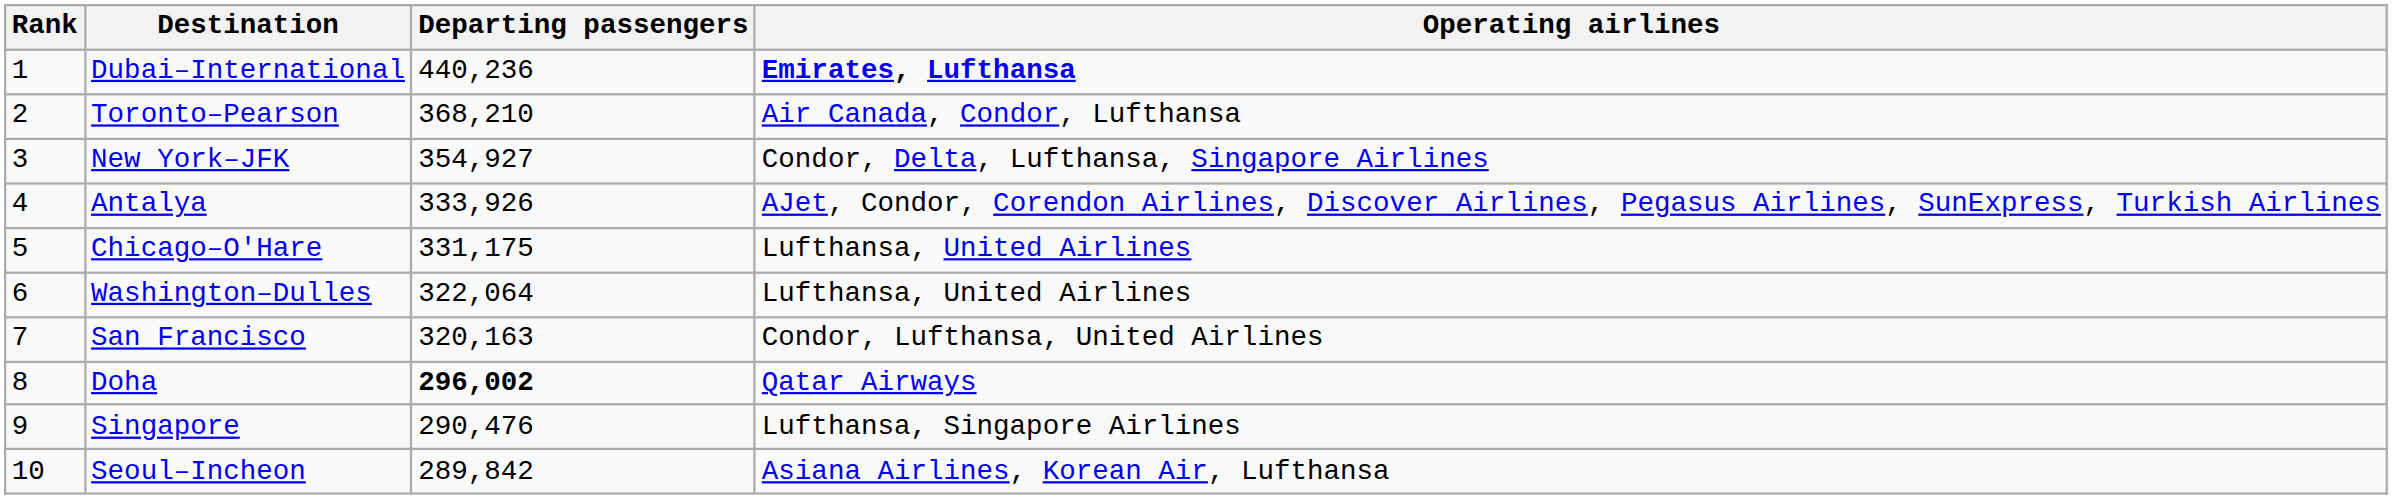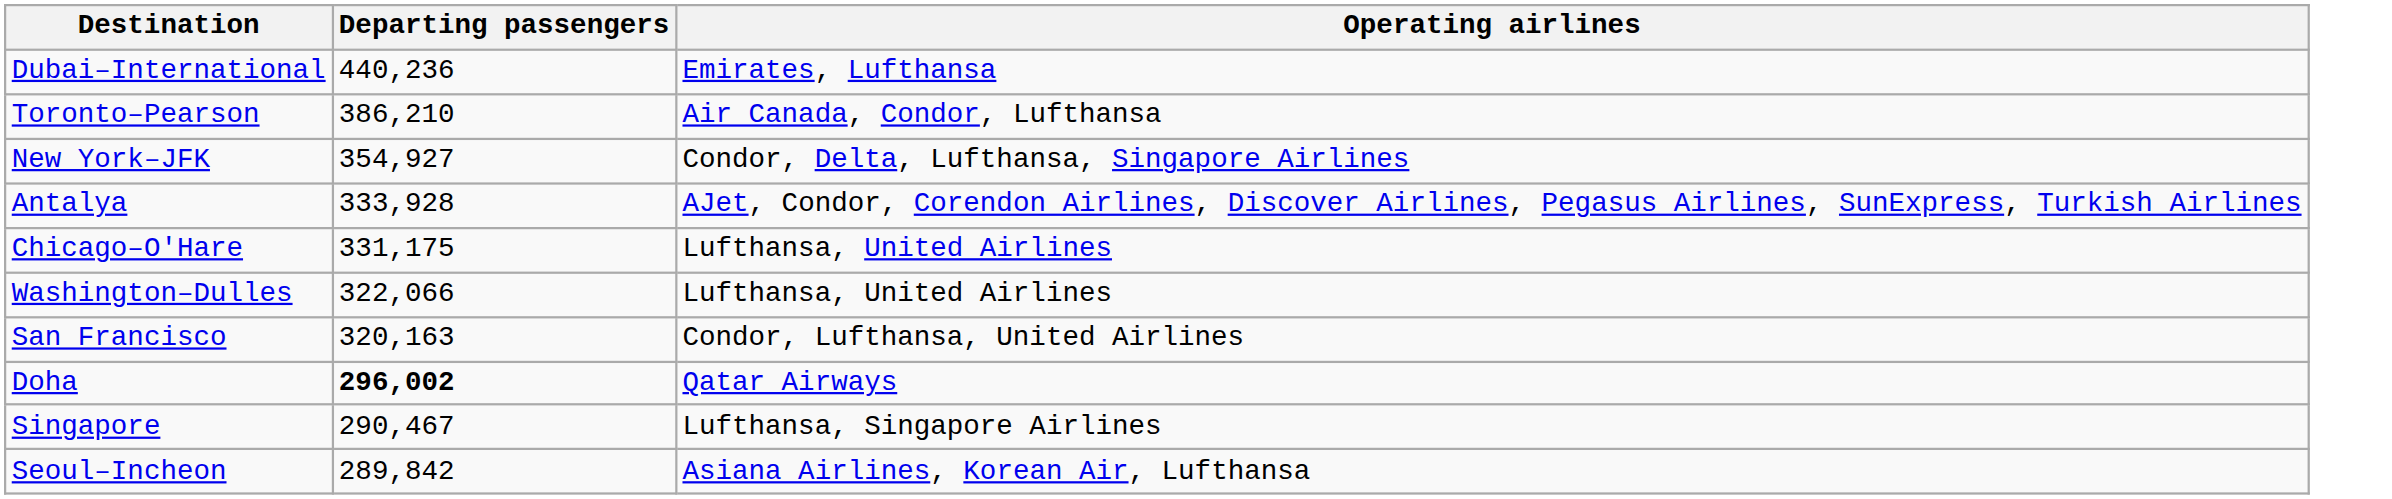- column: (45, 28)
(919, 72) bold -> (839, 72) normal
(476, 117) 368,210 -> (397, 117) 386,210
(476, 206) 333,926 -> (397, 206) 333,928
(476, 294) 322,064 -> (397, 294) 322,066
(476, 428) 290,476 -> (397, 428) 290,467
